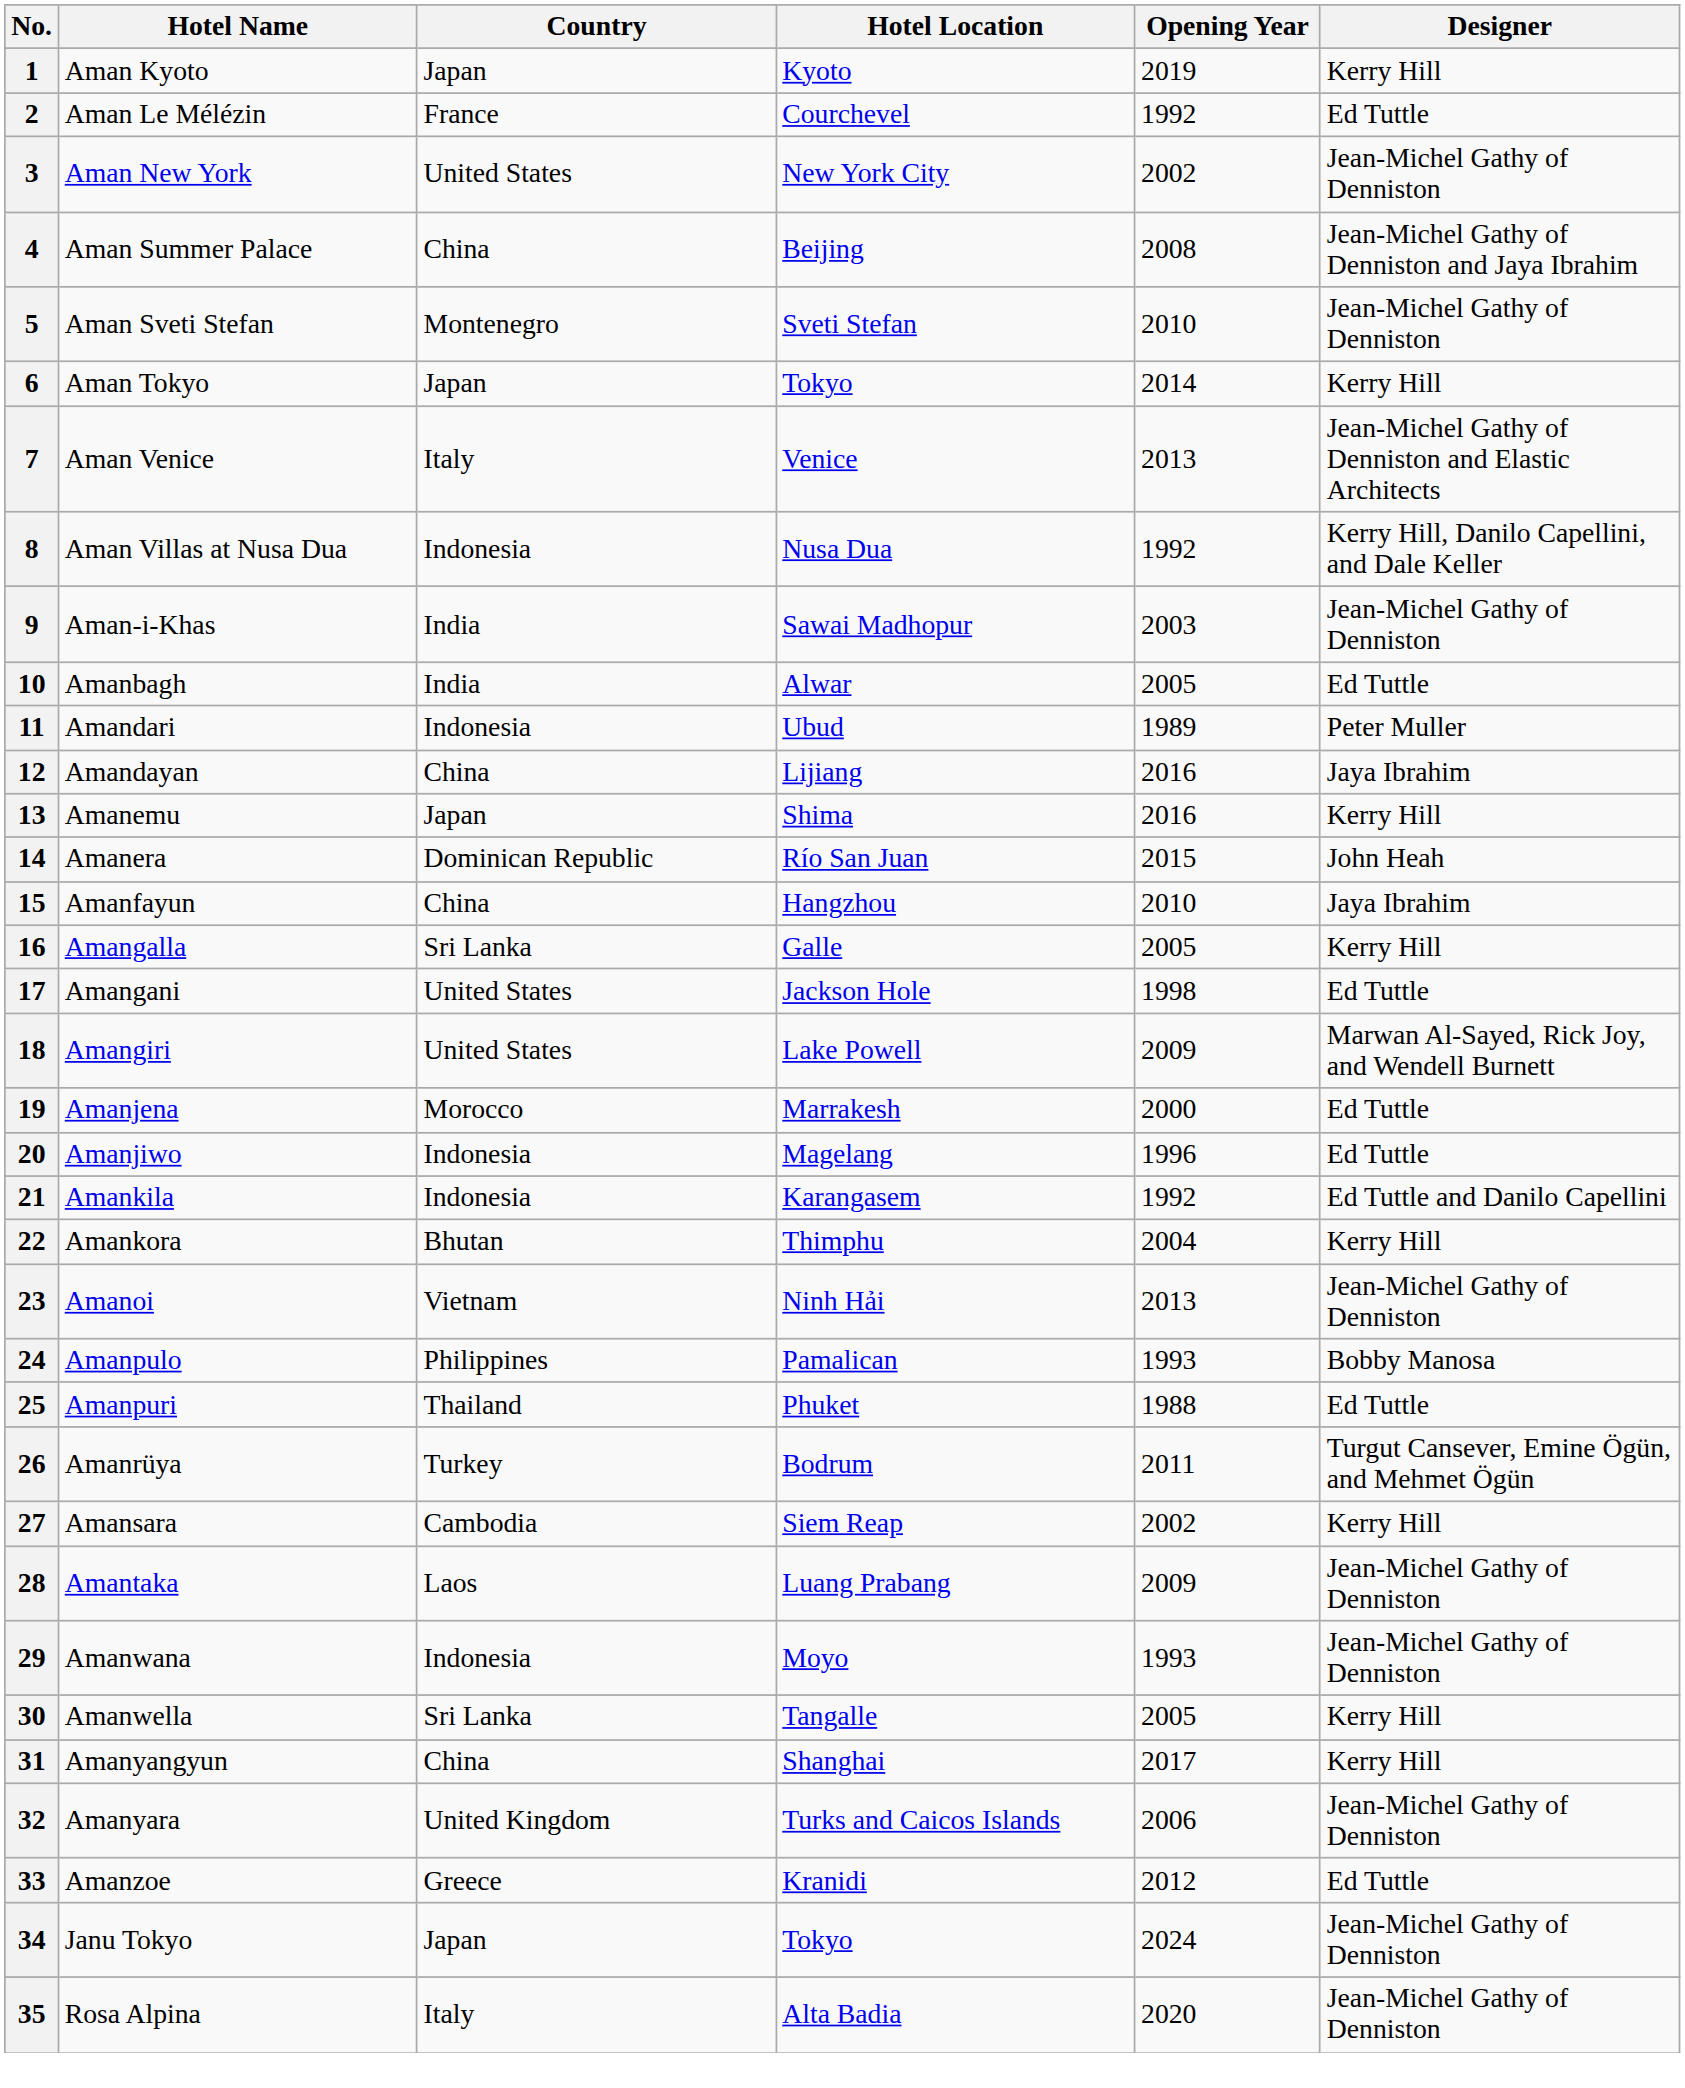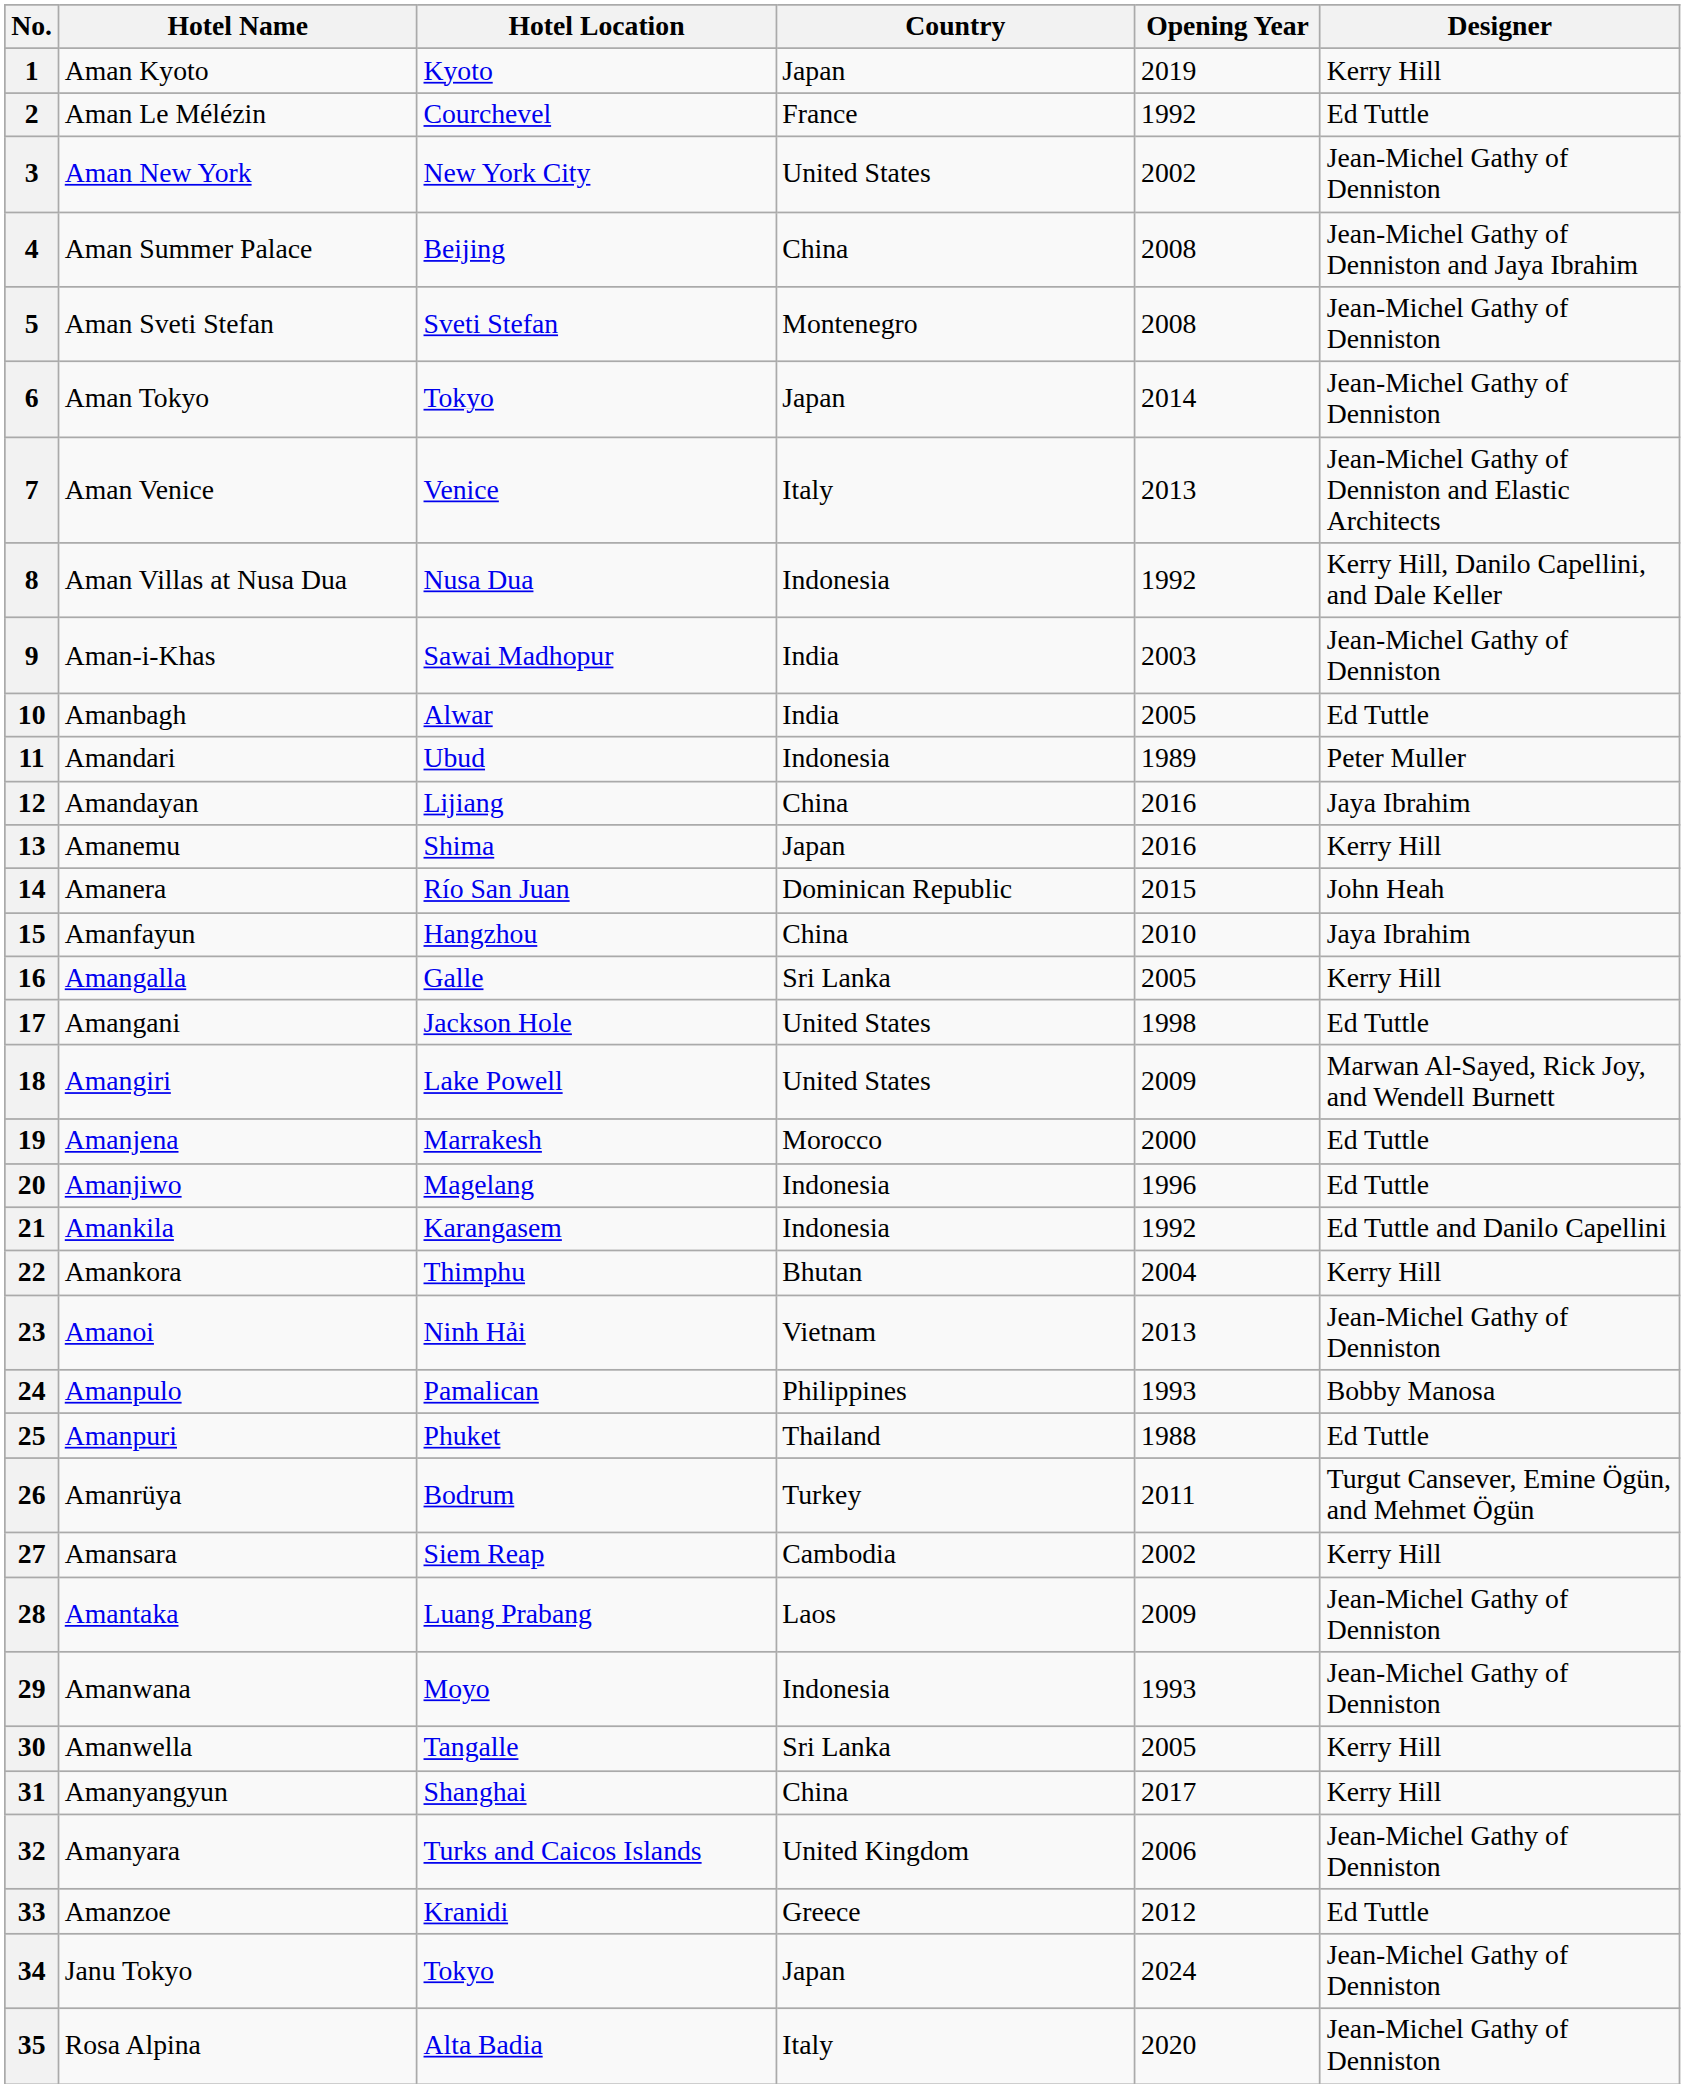columns swapped: (955, 26) <-> (597, 26)
(1169, 323) 2010 -> (1169, 323) 2008
(1384, 383) Kerry Hill -> (1447, 398) Jean-Michel Gathy of Denniston
